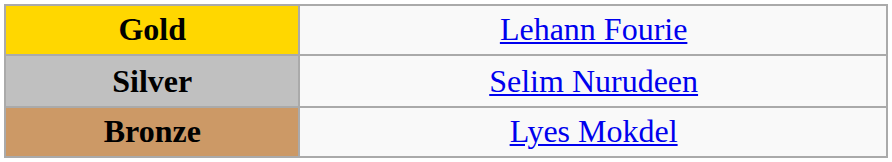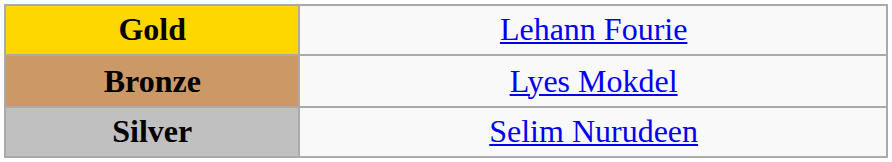rows swapped: (152, 80) <-> (152, 131)
